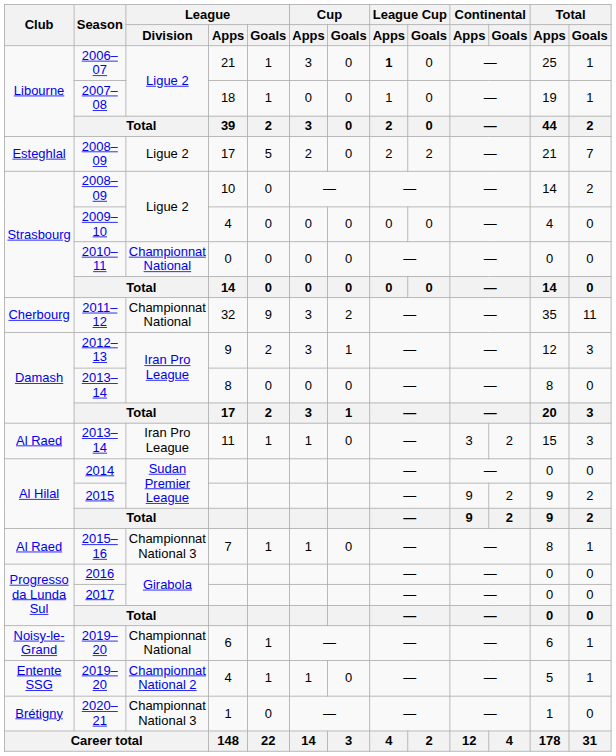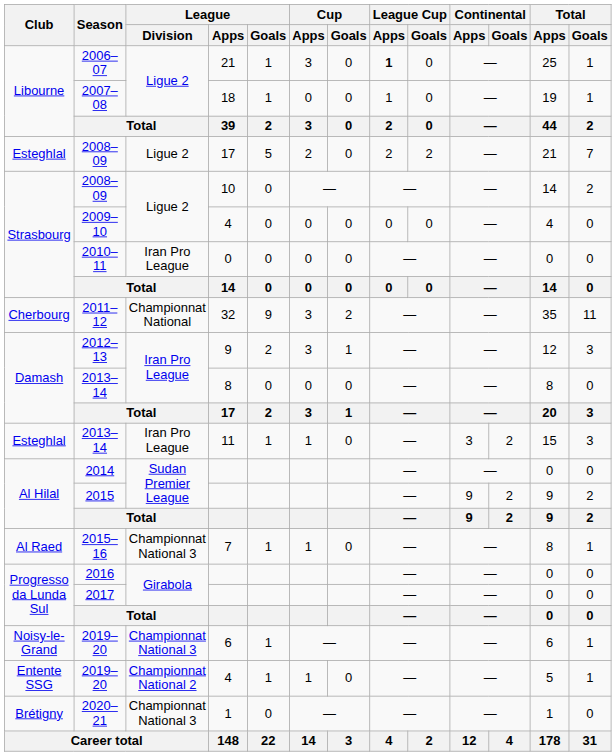(167, 259) Championnat National -> (167, 259) Iran Pro League
(39, 441) Al Raed -> (39, 441) Esteghlal
(167, 643) Championnat National -> (167, 643) Championnat National 3
